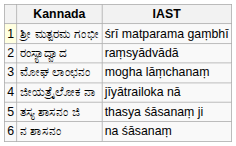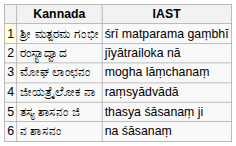(142, 53) raṃsyādvādā -> (143, 53) jīyātrailoka nā
(143, 92) jīyātrailoka nā -> (142, 92) raṃsyādvādā
